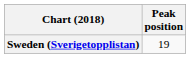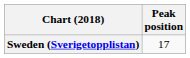(164, 44) 19 -> (164, 44) 17
